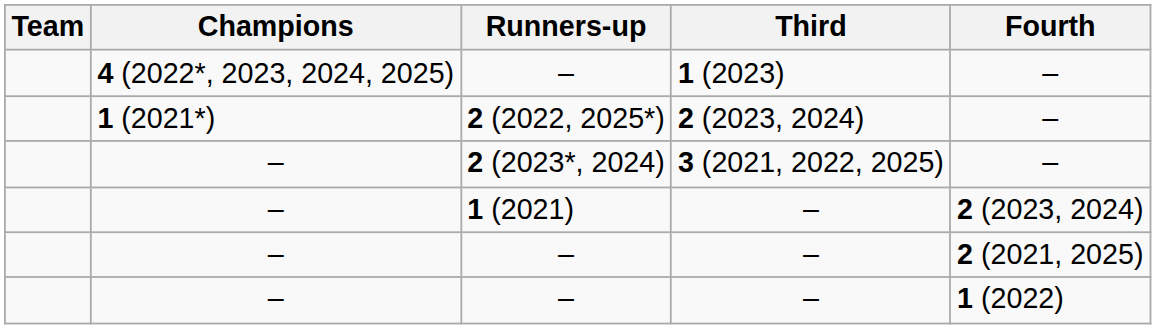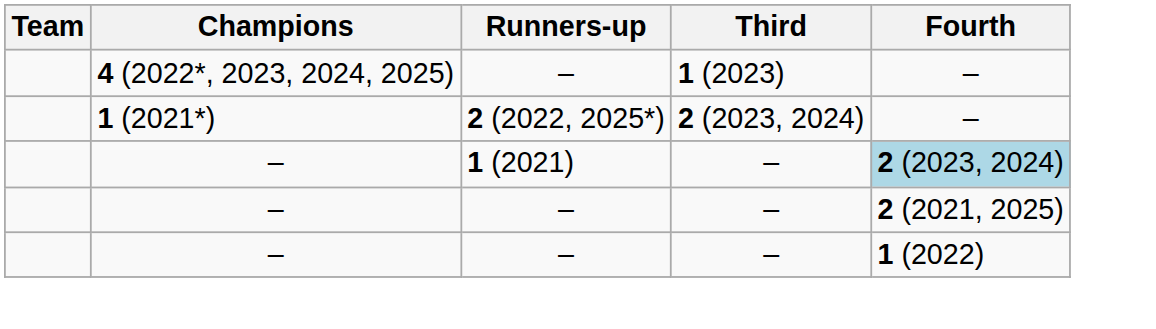- row: (566, 163)
(1050, 208) no background -> (971, 163) lightblue background
